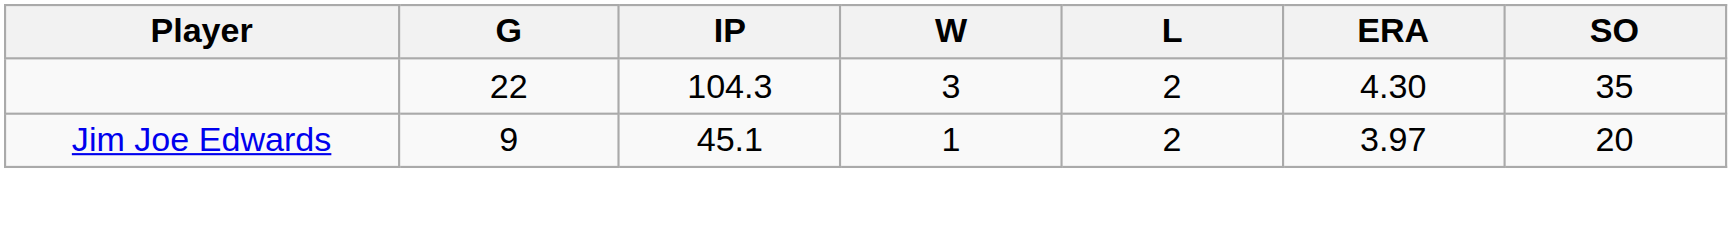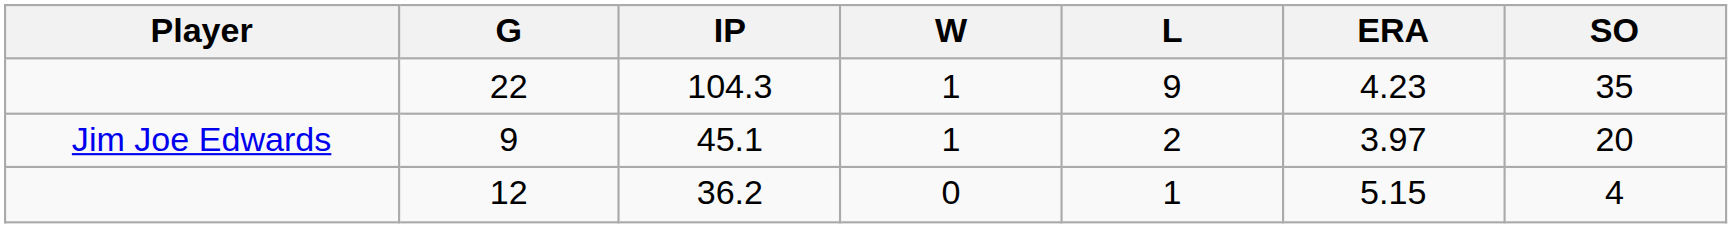(951, 85) 3 -> (951, 85) 1
(1172, 85) 2 -> (1172, 85) 9
(1393, 85) 4.30 -> (1393, 85) 4.23
+ row: (509, 193)
